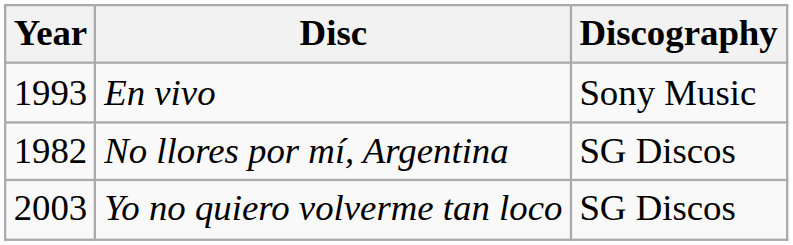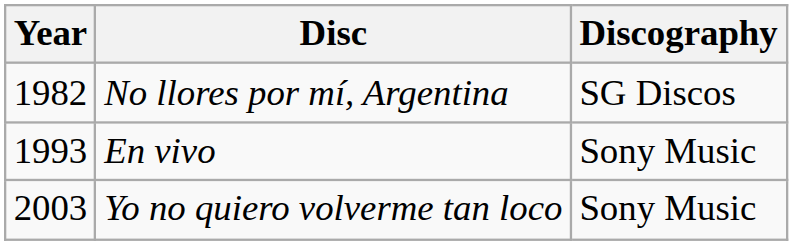rows swapped: (306, 150) <-> (160, 92)
(658, 208) SG Discos -> (668, 208) Sony Music
